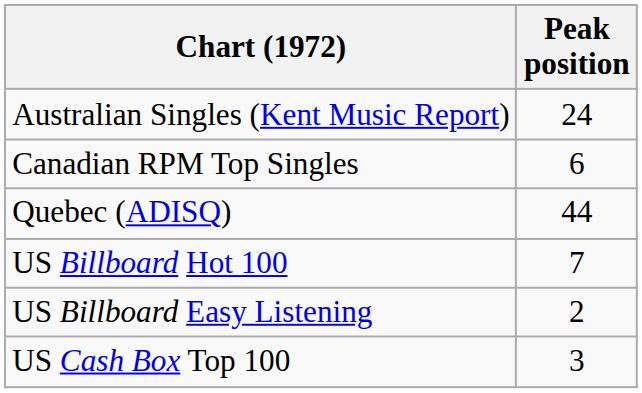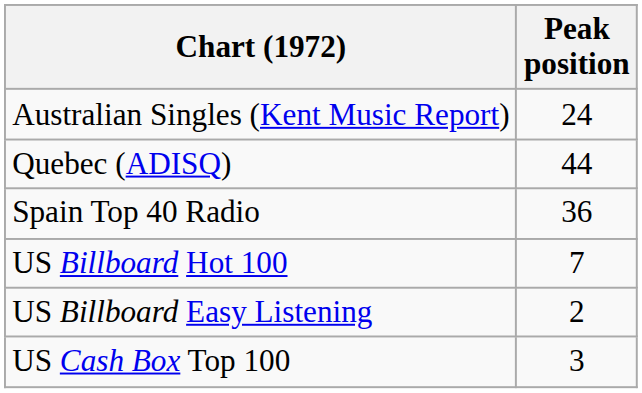- row: (185, 163)
+ row: (136, 212)
